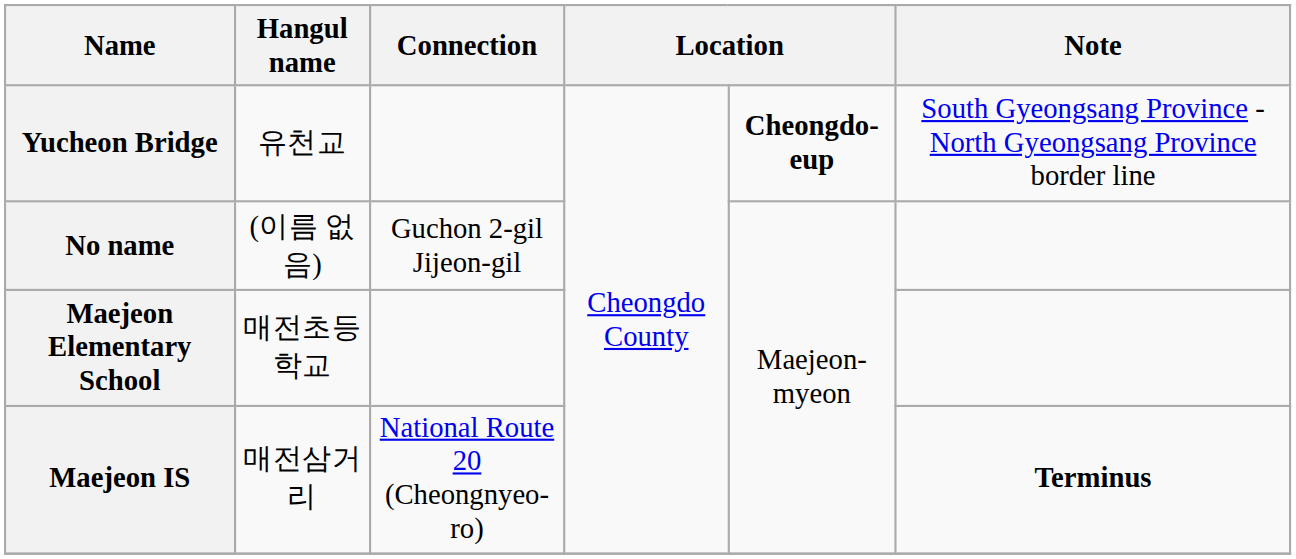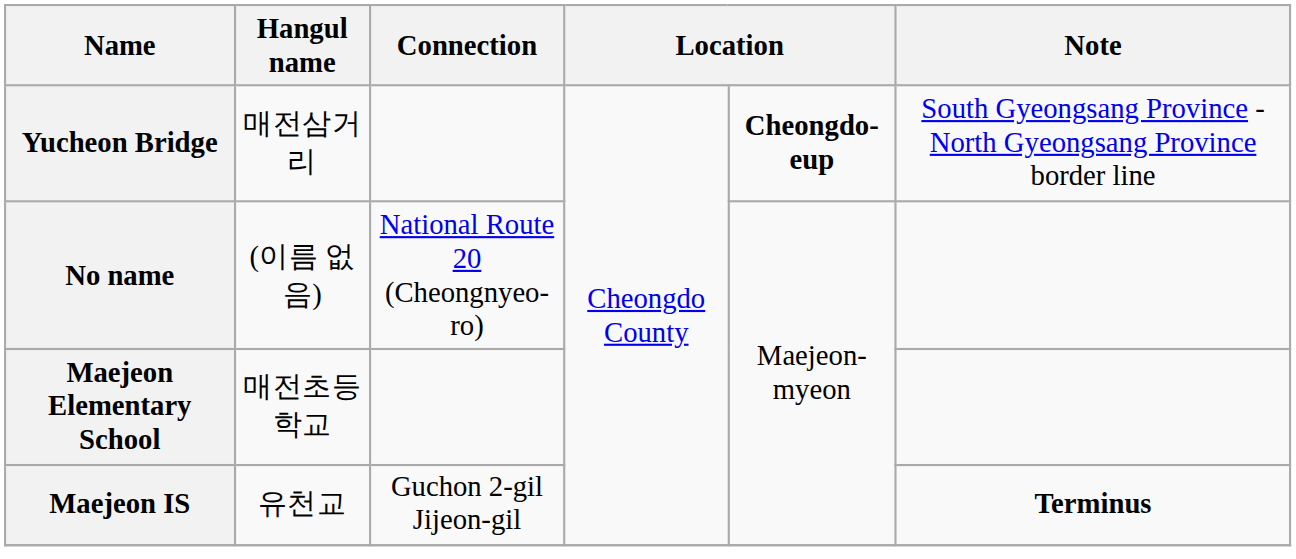(302, 142) 유천교 -> (302, 142) 매전삼거리
(467, 244) Guchon 2-gil Jijeon-gil -> (467, 274) National Route 20 (Cheongnyeo-ro)
(302, 478) 매전삼거리 -> (302, 504) 유천교
(467, 478) National Route 20 (Cheongnyeo-ro) -> (467, 504) Guchon 2-gil Jijeon-gil
